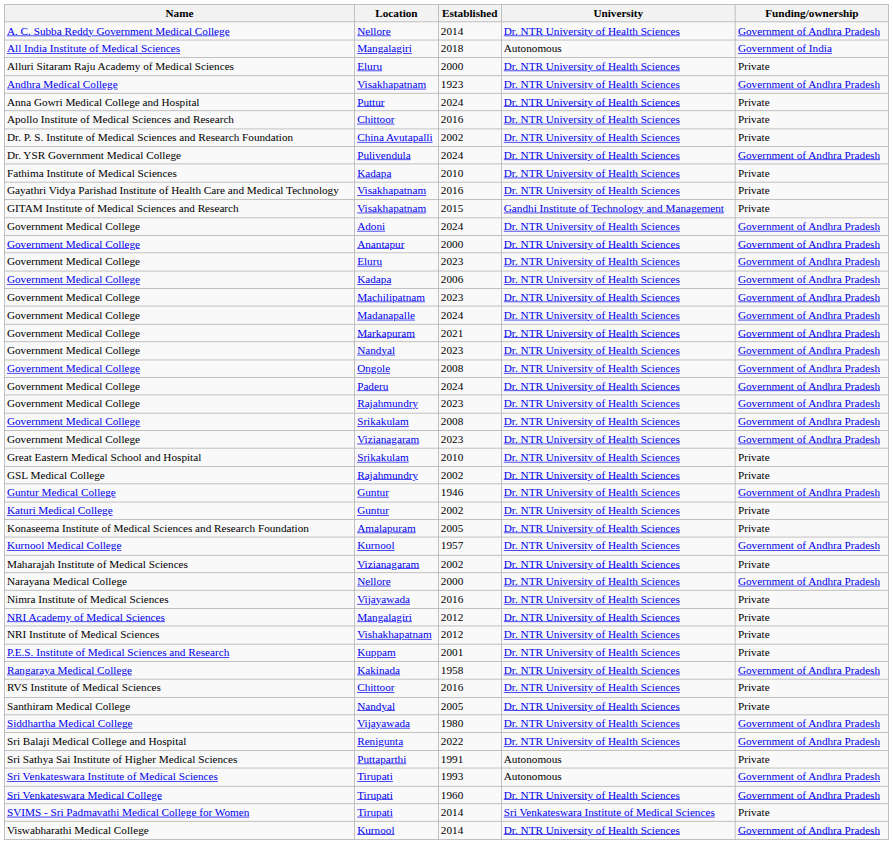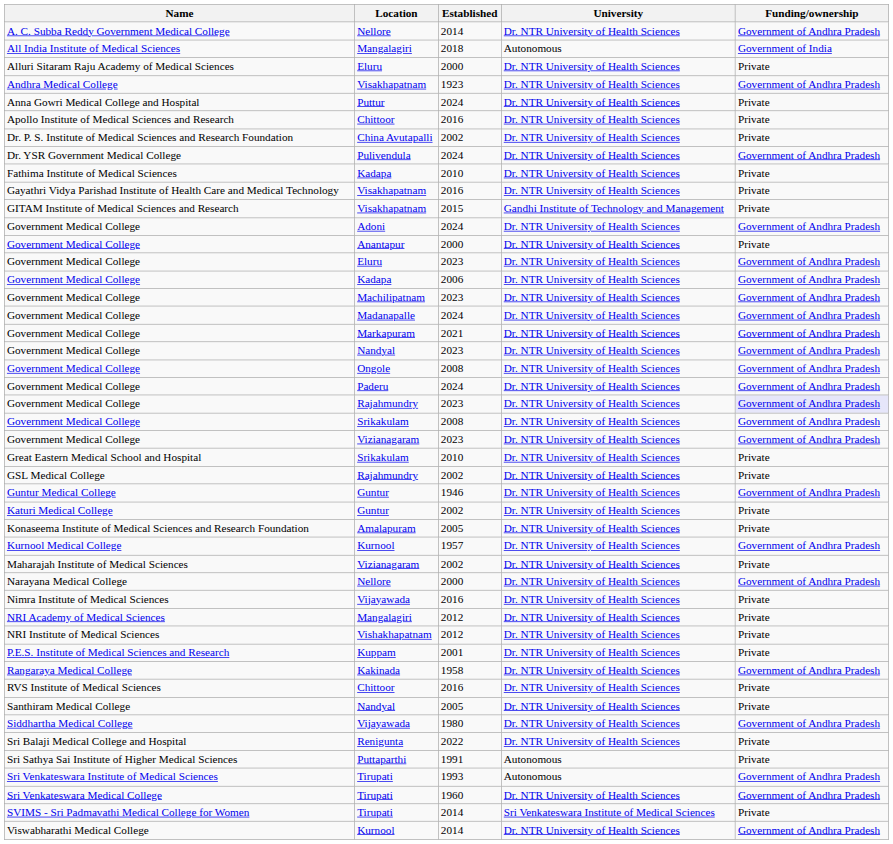(809, 244) Government of Andhra Pradesh -> (754, 244) Private
(809, 404) no background -> (809, 404) lavender background
(809, 741) Government of Andhra Pradesh -> (754, 741) Private
